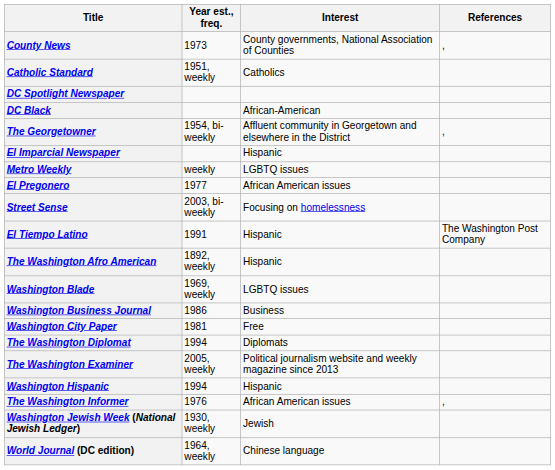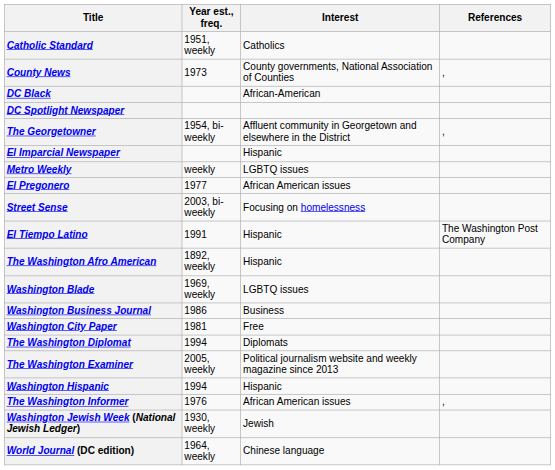rows swapped: (50, 72) <-> (39, 45)
rows swapped: (29, 110) <-> (65, 94)
